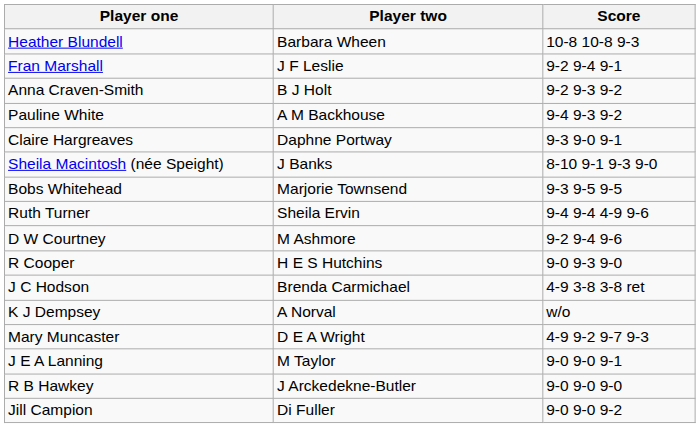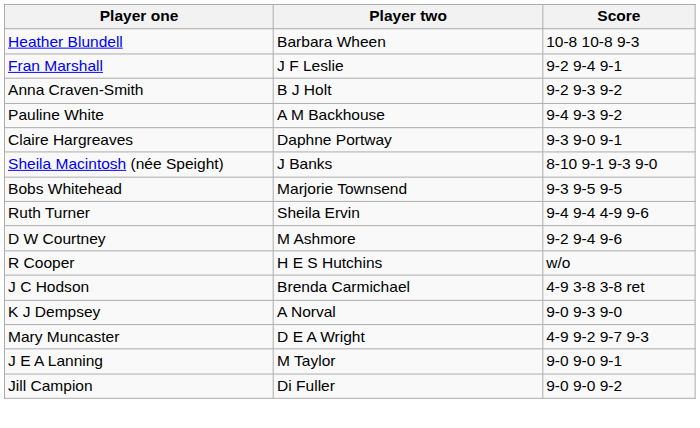(584, 262) 9-0 9-3 9-0 -> (558, 262) w/o
(558, 312) w/o -> (584, 312) 9-0 9-3 9-0
- row: (51, 386)
